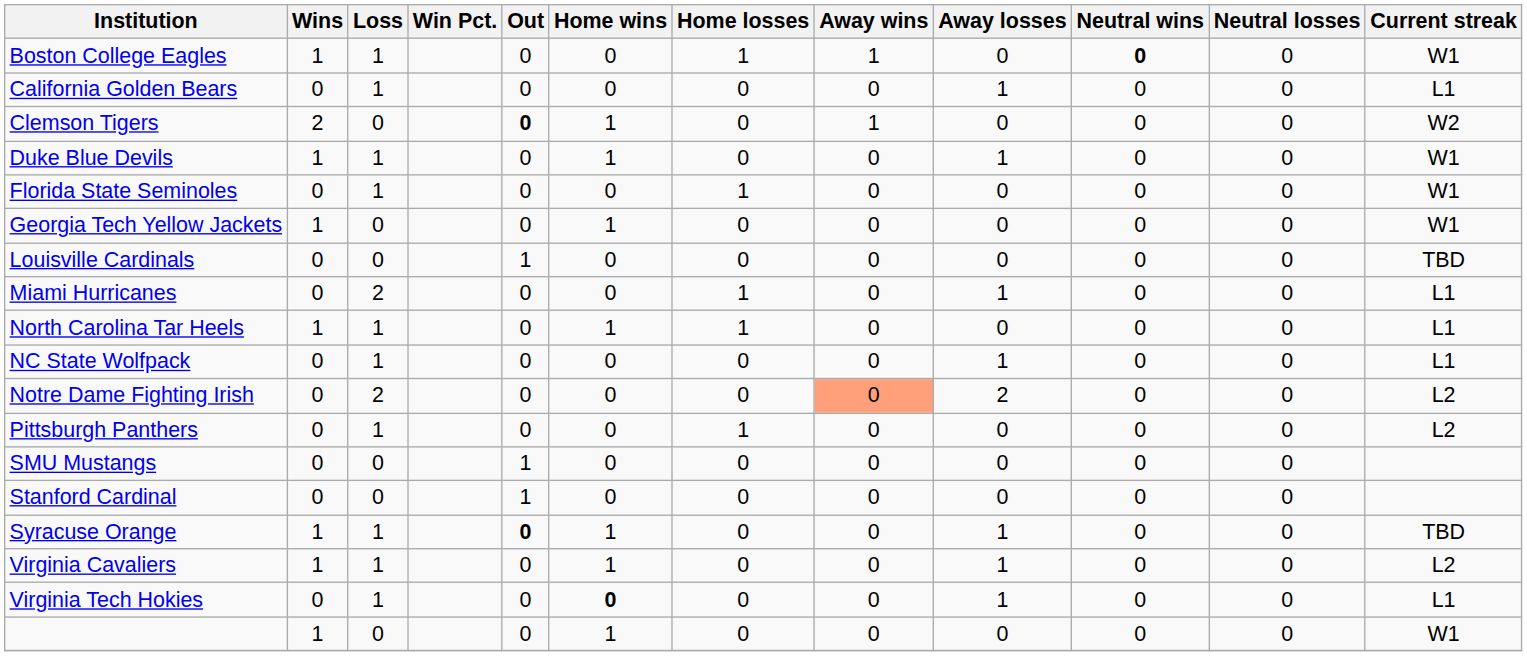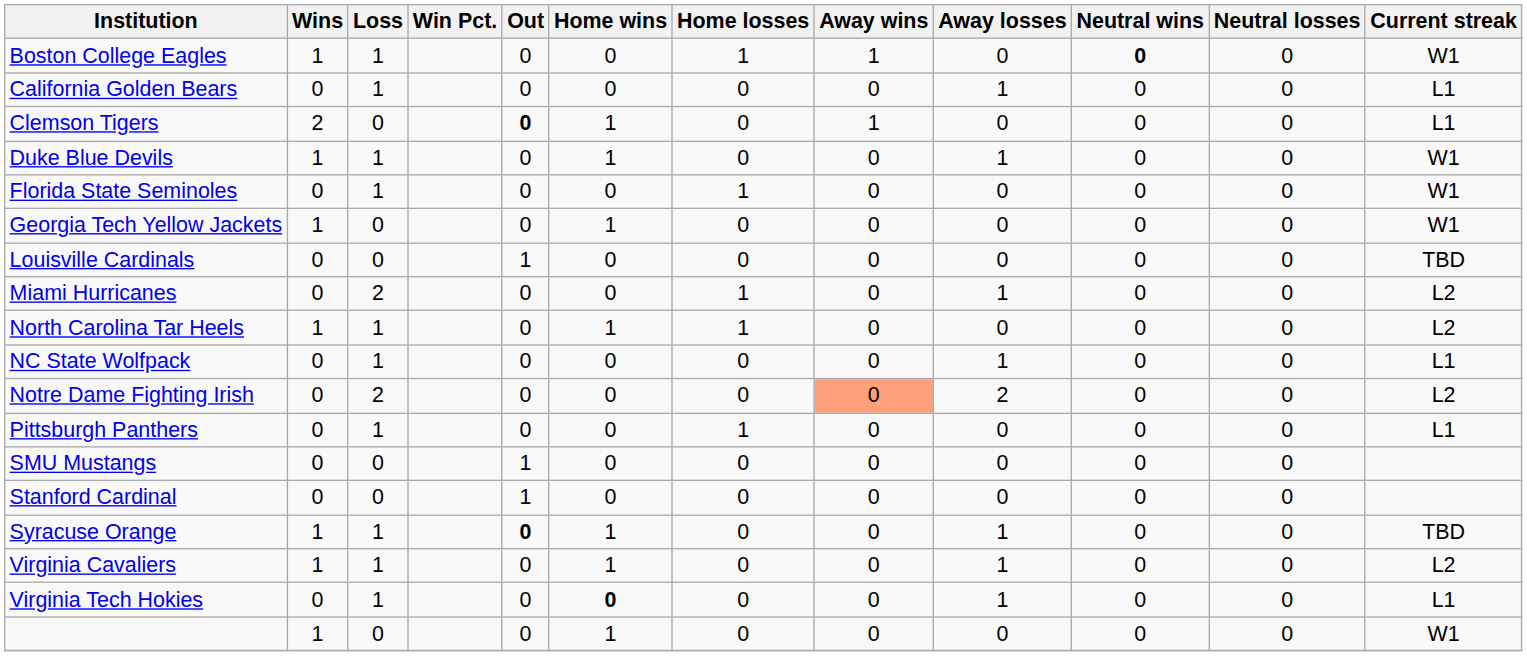(1444, 123) W2 -> (1444, 123) L1
(1444, 293) L1 -> (1444, 293) L2
(1444, 327) L1 -> (1444, 327) L2
(1444, 429) L2 -> (1444, 429) L1
